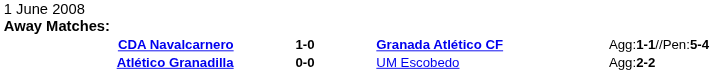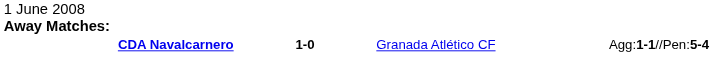(440, 45) bold -> (436, 45) normal
- row: (175, 62)
